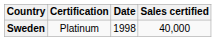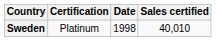(175, 28) 40,000 -> (175, 28) 40,010
